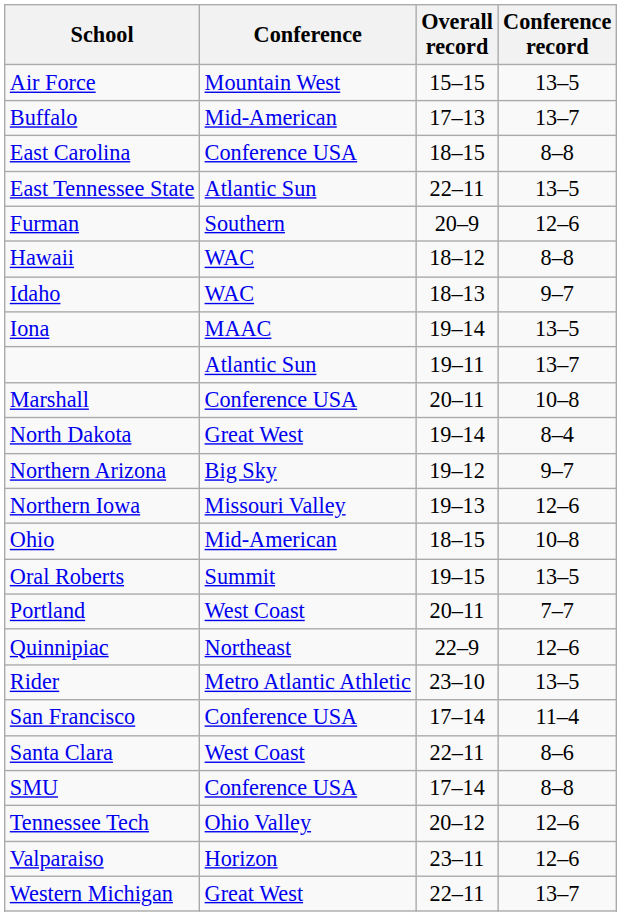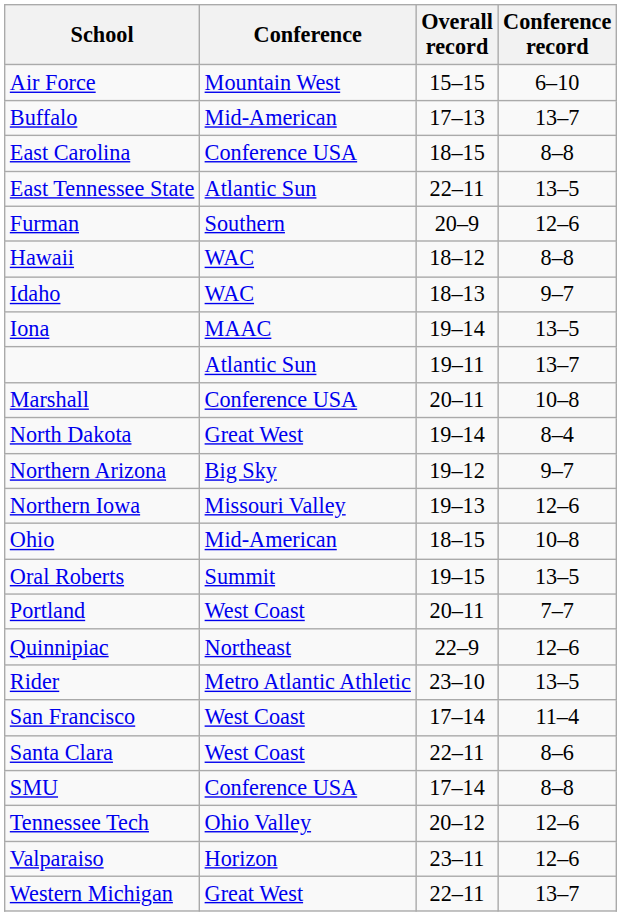(557, 82) 13–5 -> (557, 82) 6–10
(281, 717) Conference USA -> (255, 717) West Coast
